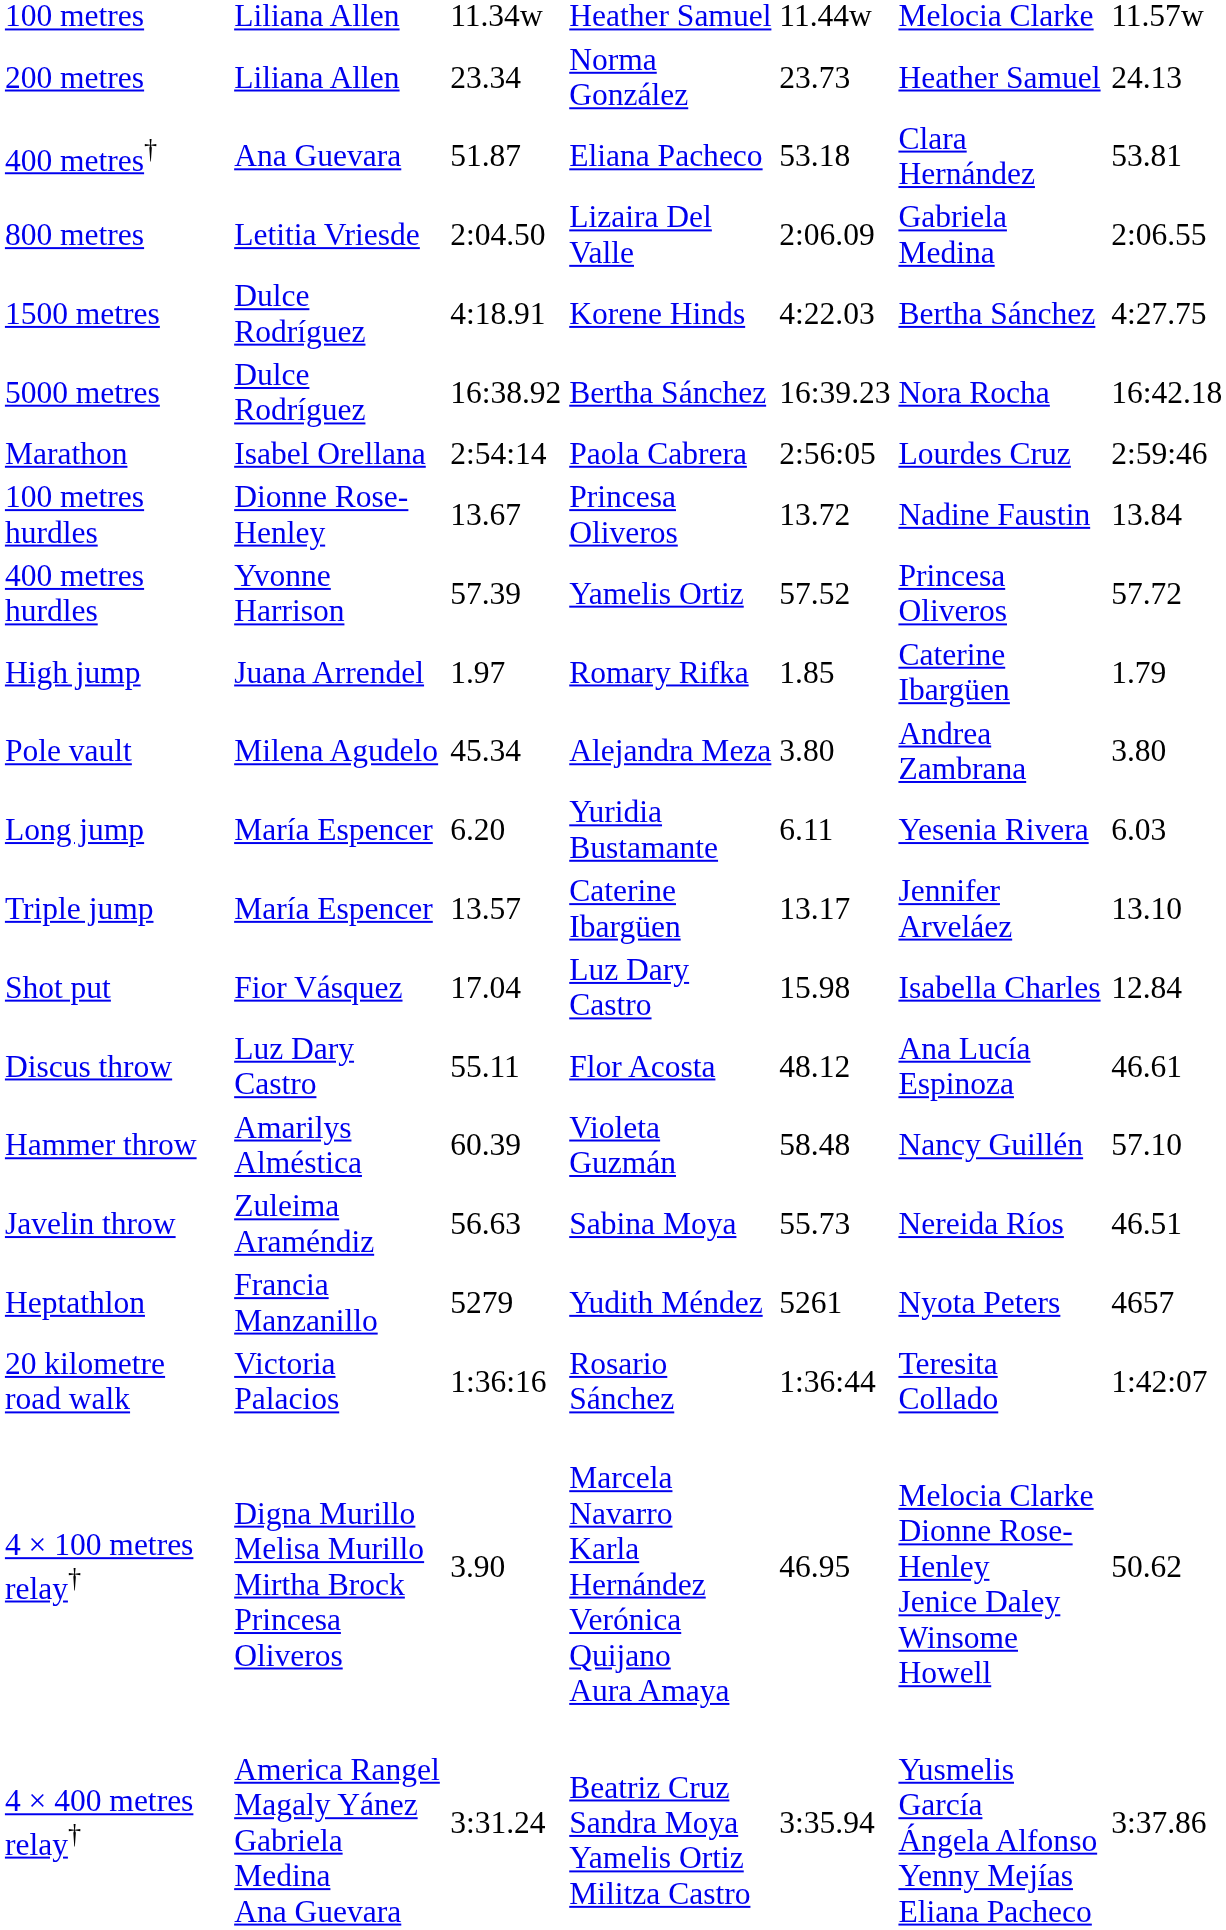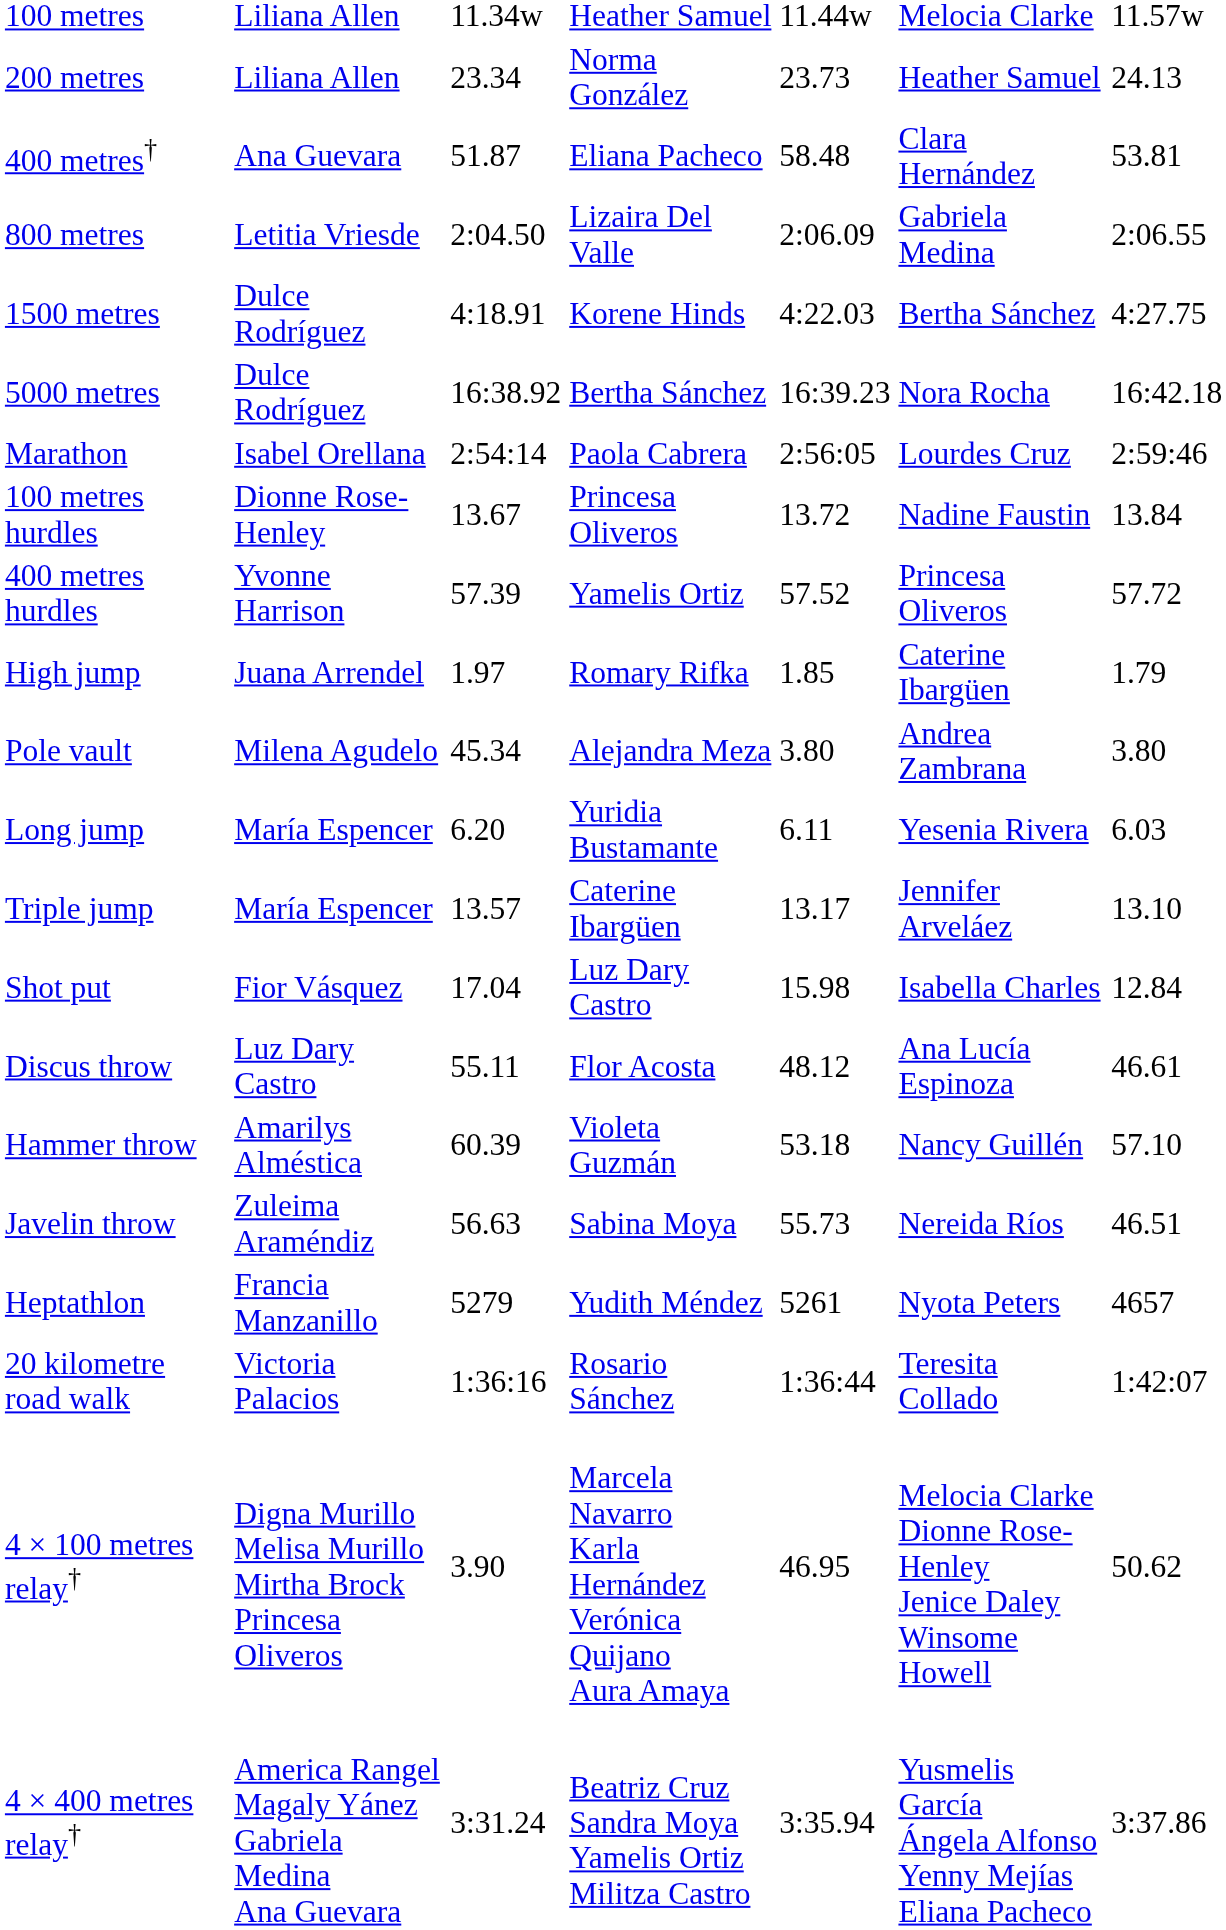(815, 156) 53.18 -> (815, 156) 58.48
(815, 1144) 58.48 -> (815, 1144) 53.18
